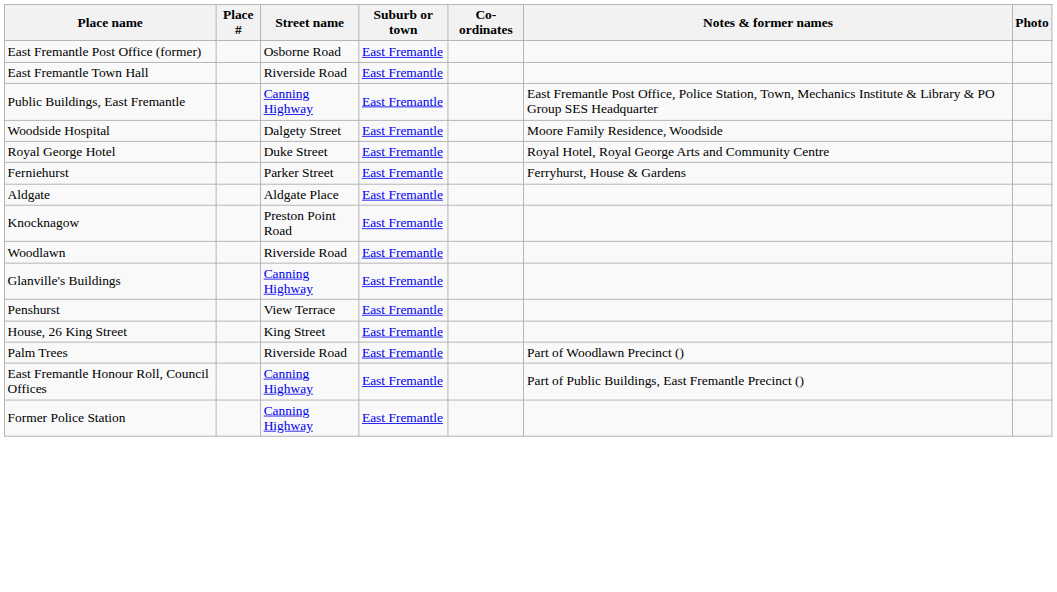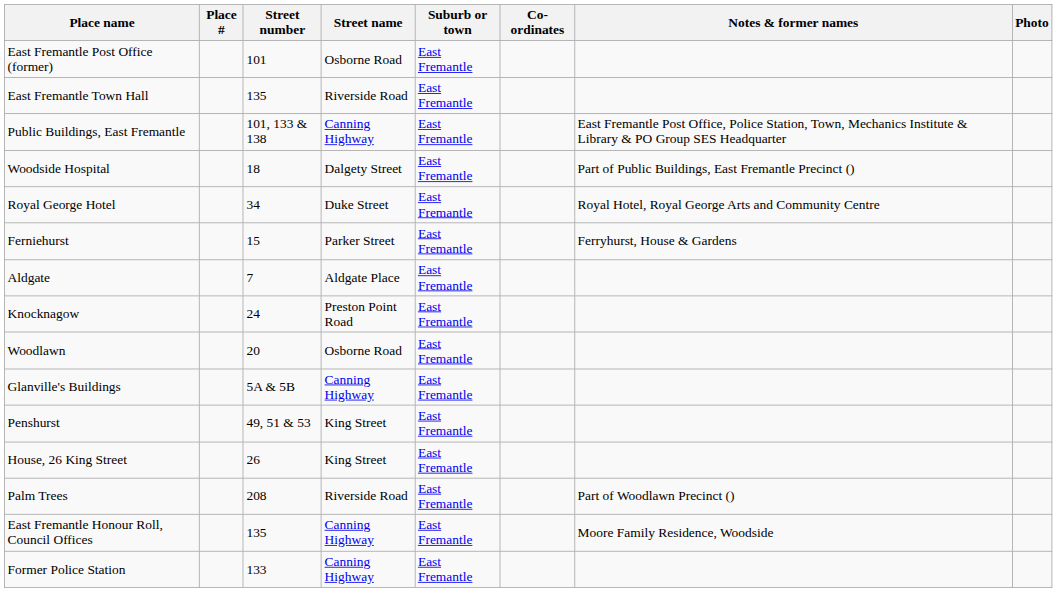+ column: (282, 22)
(625, 130) Moore Family Residence, Woodside -> (716, 168) Part of Public Buildings, East Fremantle Precinct ()
(305, 252) Riverside Road -> (363, 350) Osborne Road
(299, 310) View Terrace -> (355, 423) King Street
(666, 381) Part of Public Buildings, East Fremantle Precinct () -> (675, 532) Moore Family Residence, Woodside
